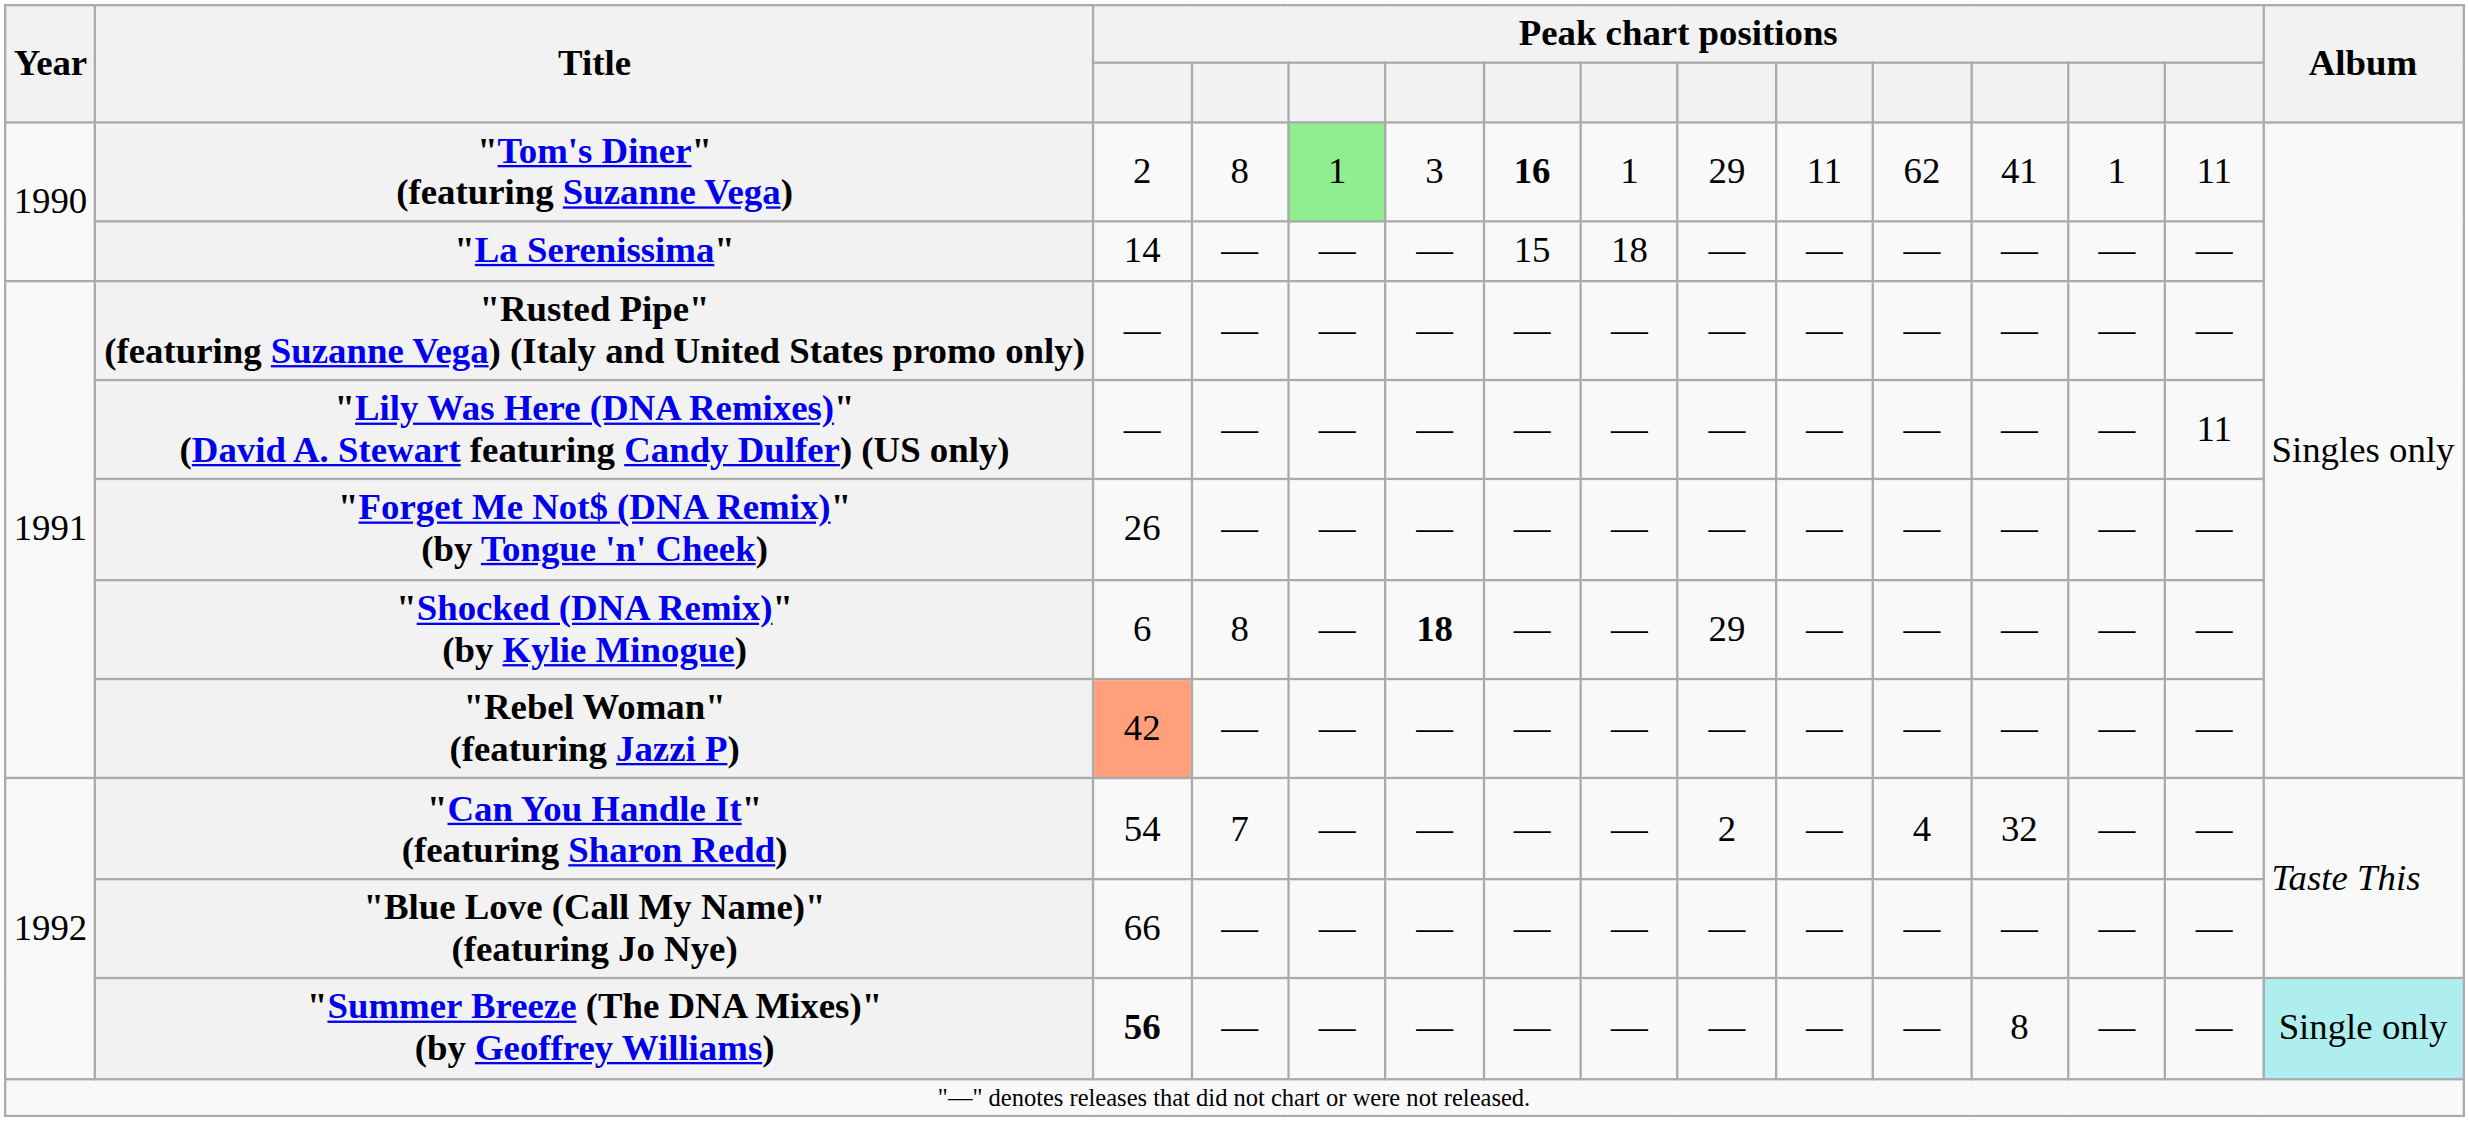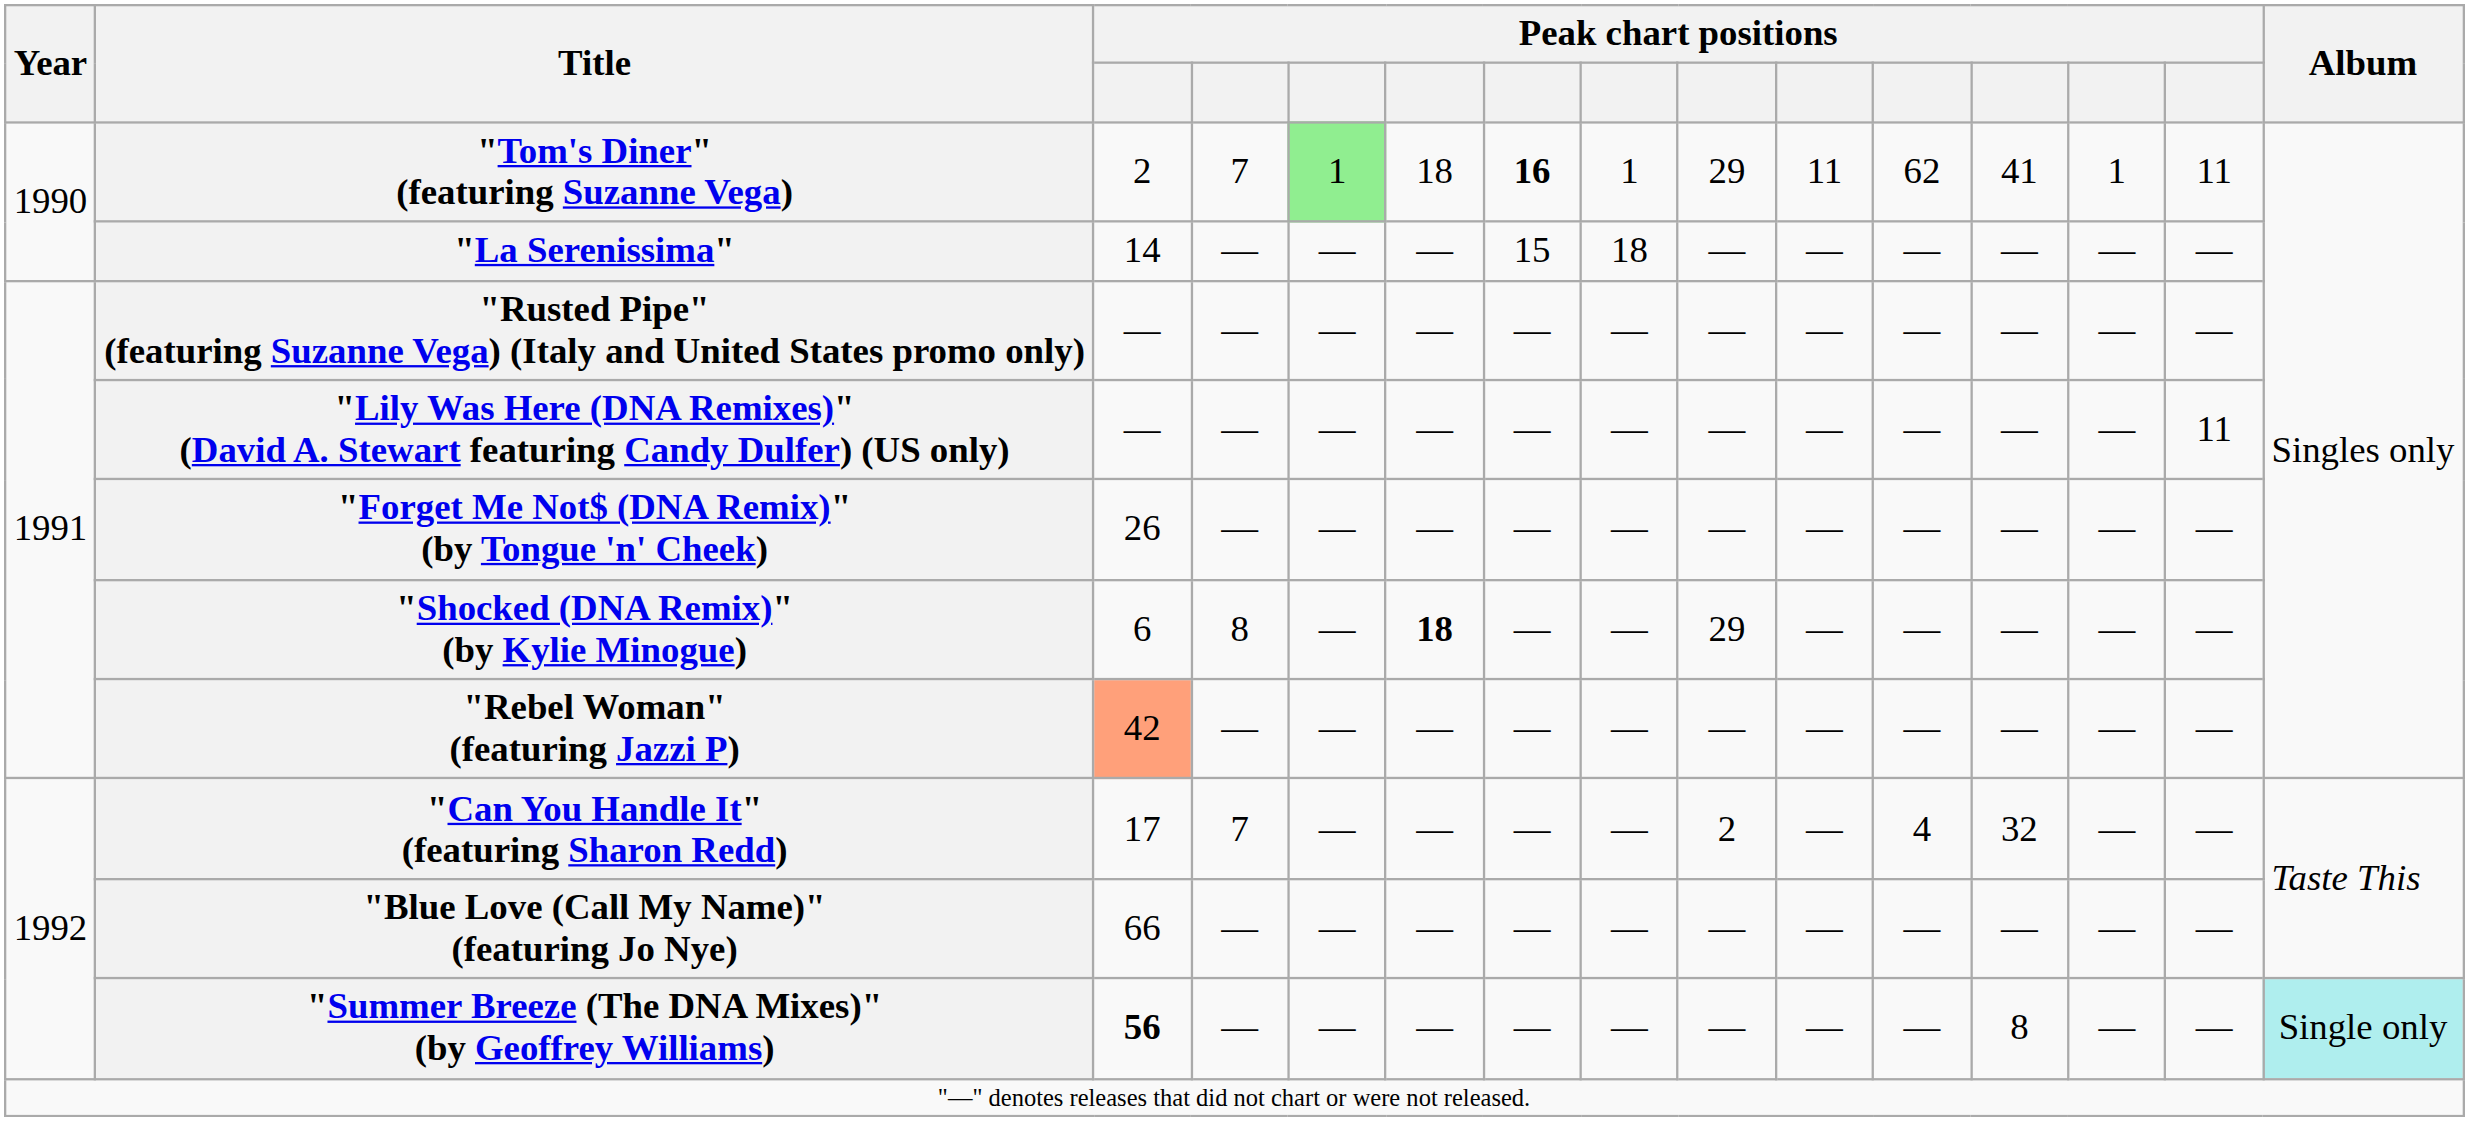(1240, 171) 8 -> (1240, 171) 7
(1435, 171) 3 -> (1435, 171) 18
(1142, 828) 54 -> (1142, 828) 17
